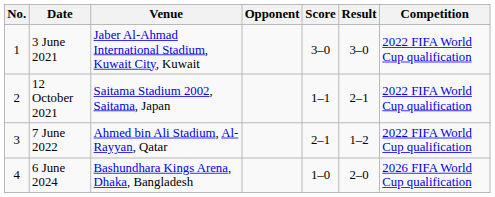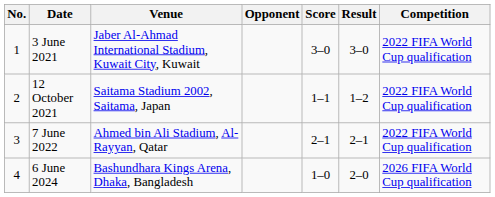(359, 98) 2–1 -> (359, 98) 1–2
(359, 140) 1–2 -> (359, 140) 2–1
